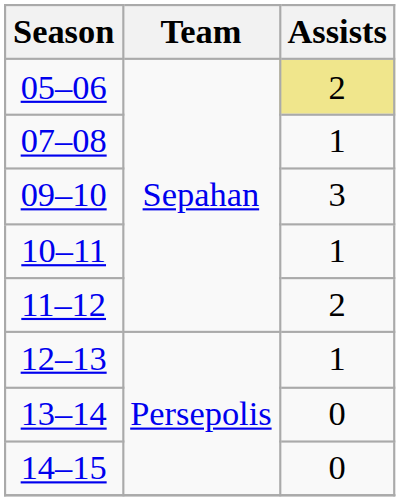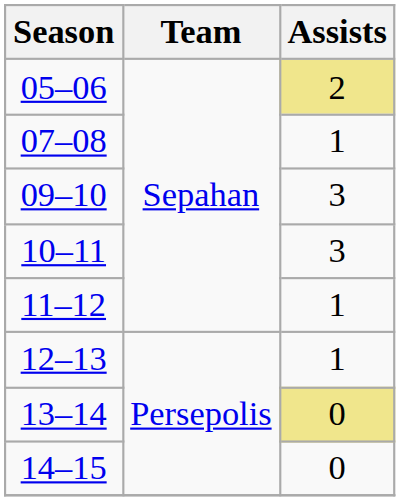(337, 250) 1 -> (337, 250) 3
(337, 304) 2 -> (337, 304) 1
(337, 413) no background -> (337, 413) khaki background
